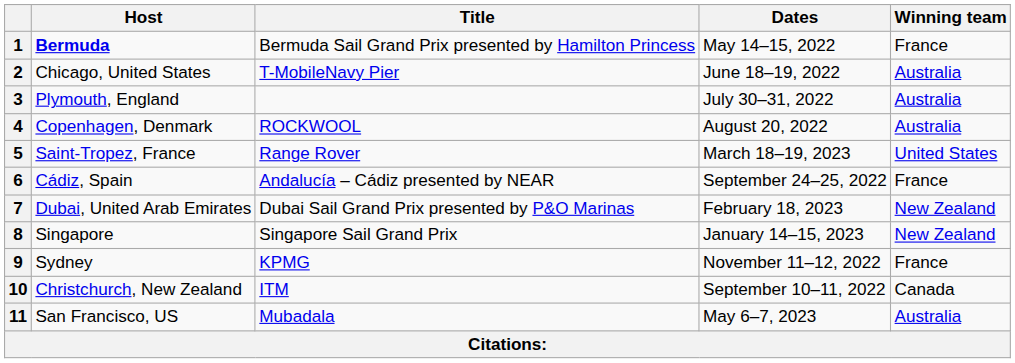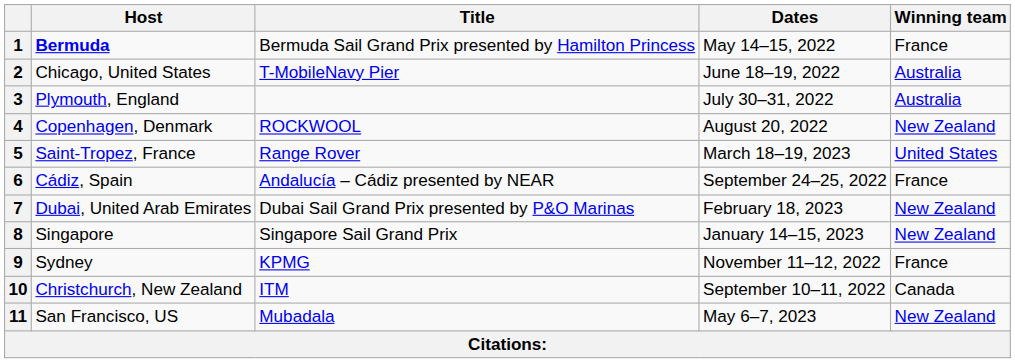(928, 126) Australia -> (945, 126) New Zealand
(928, 316) Australia -> (945, 316) New Zealand
